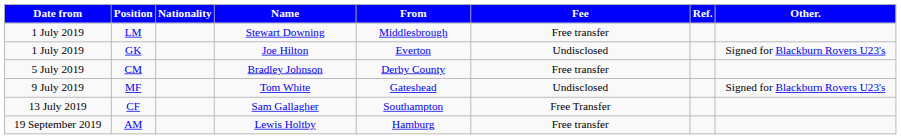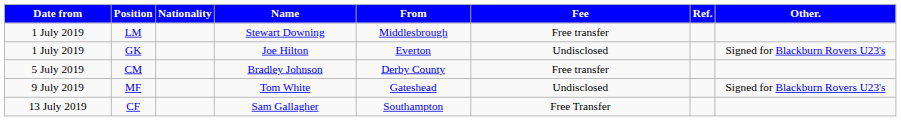- row: (133, 125)
